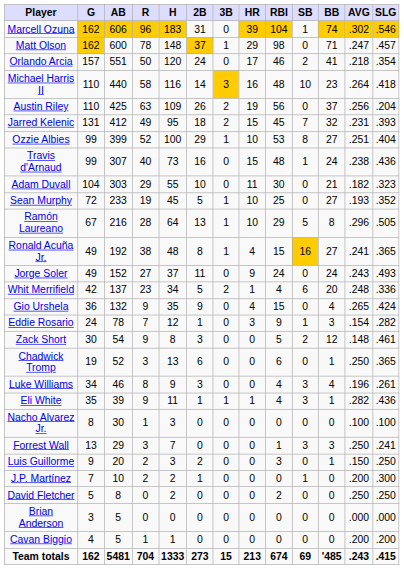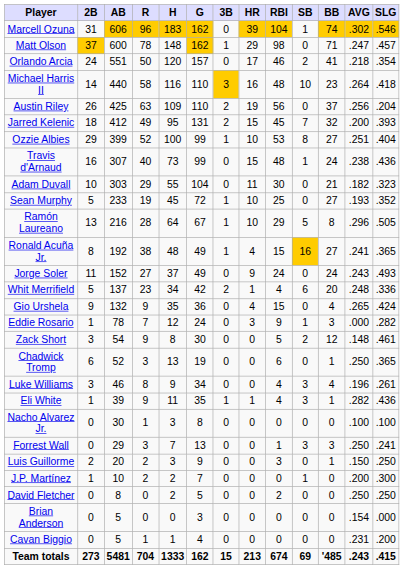columns swapped: (91, 12) <-> (200, 12)
(359, 123) .231 -> (359, 123) .200
(359, 323) .154 -> (359, 323) .000
(359, 517) .000 -> (359, 517) .154
(359, 539) .200 -> (359, 539) .231
